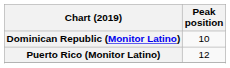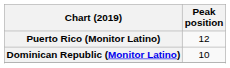rows swapped: (93, 39) <-> (93, 54)
